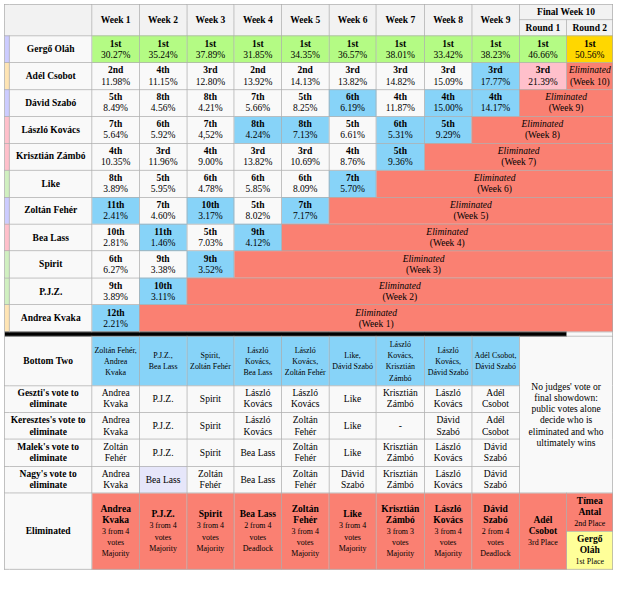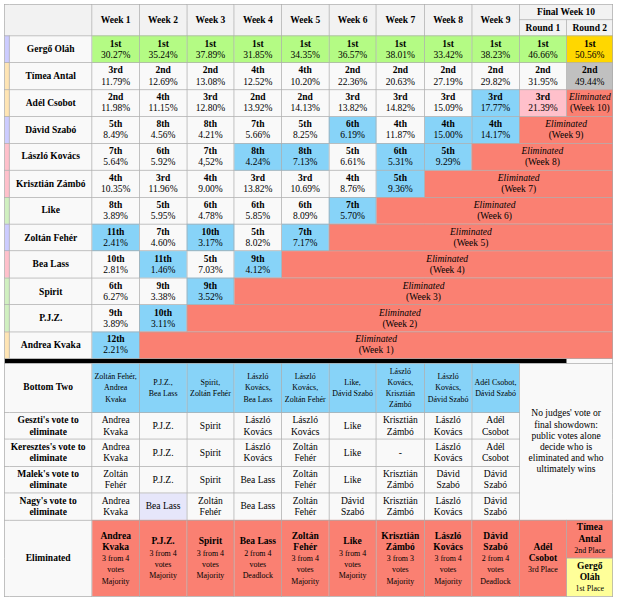+ row: (51, 75)
(448, 425) Dávid Szabó -> (448, 452) László Kovács
(448, 452) László Kovács -> (448, 479) Dávid Szabó
